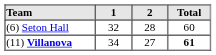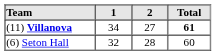rows swapped: (39, 42) <-> (37, 27)
